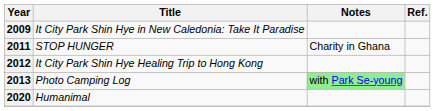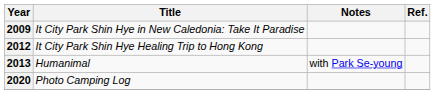- row: (19, 47)
(83, 81) Photo Camping Log -> (63, 64) Humanimal
(356, 81) lightgreen background -> (356, 64) no background
(63, 98) Humanimal -> (83, 81) Photo Camping Log
